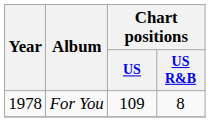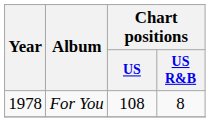(132, 103) 109 -> (132, 103) 108
